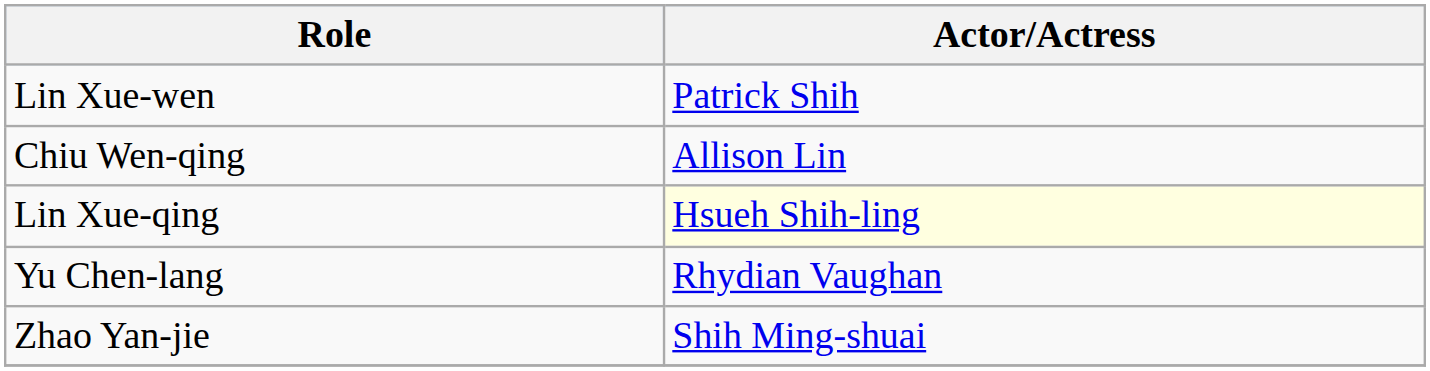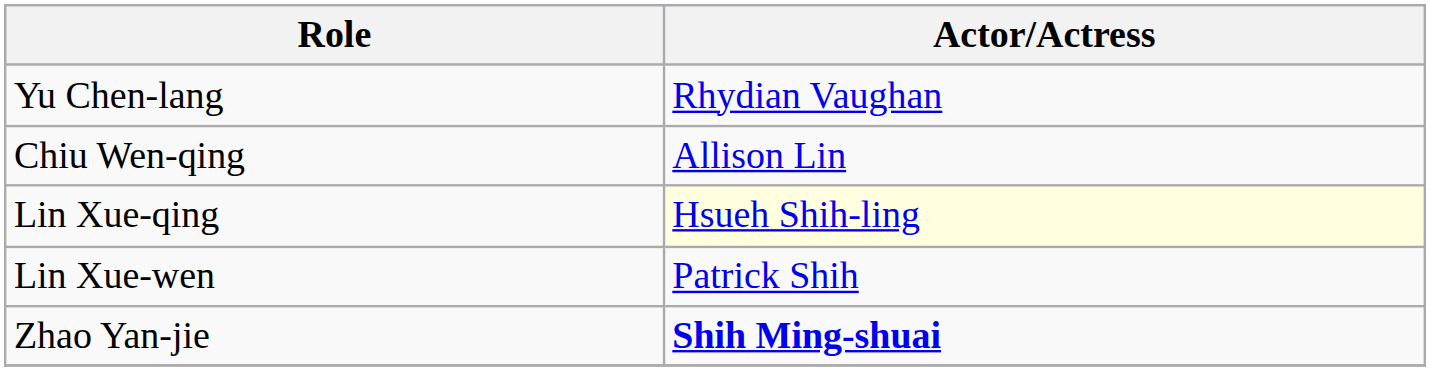rows swapped: (119, 275) <-> (114, 94)
(799, 335) normal -> (807, 335) bold
